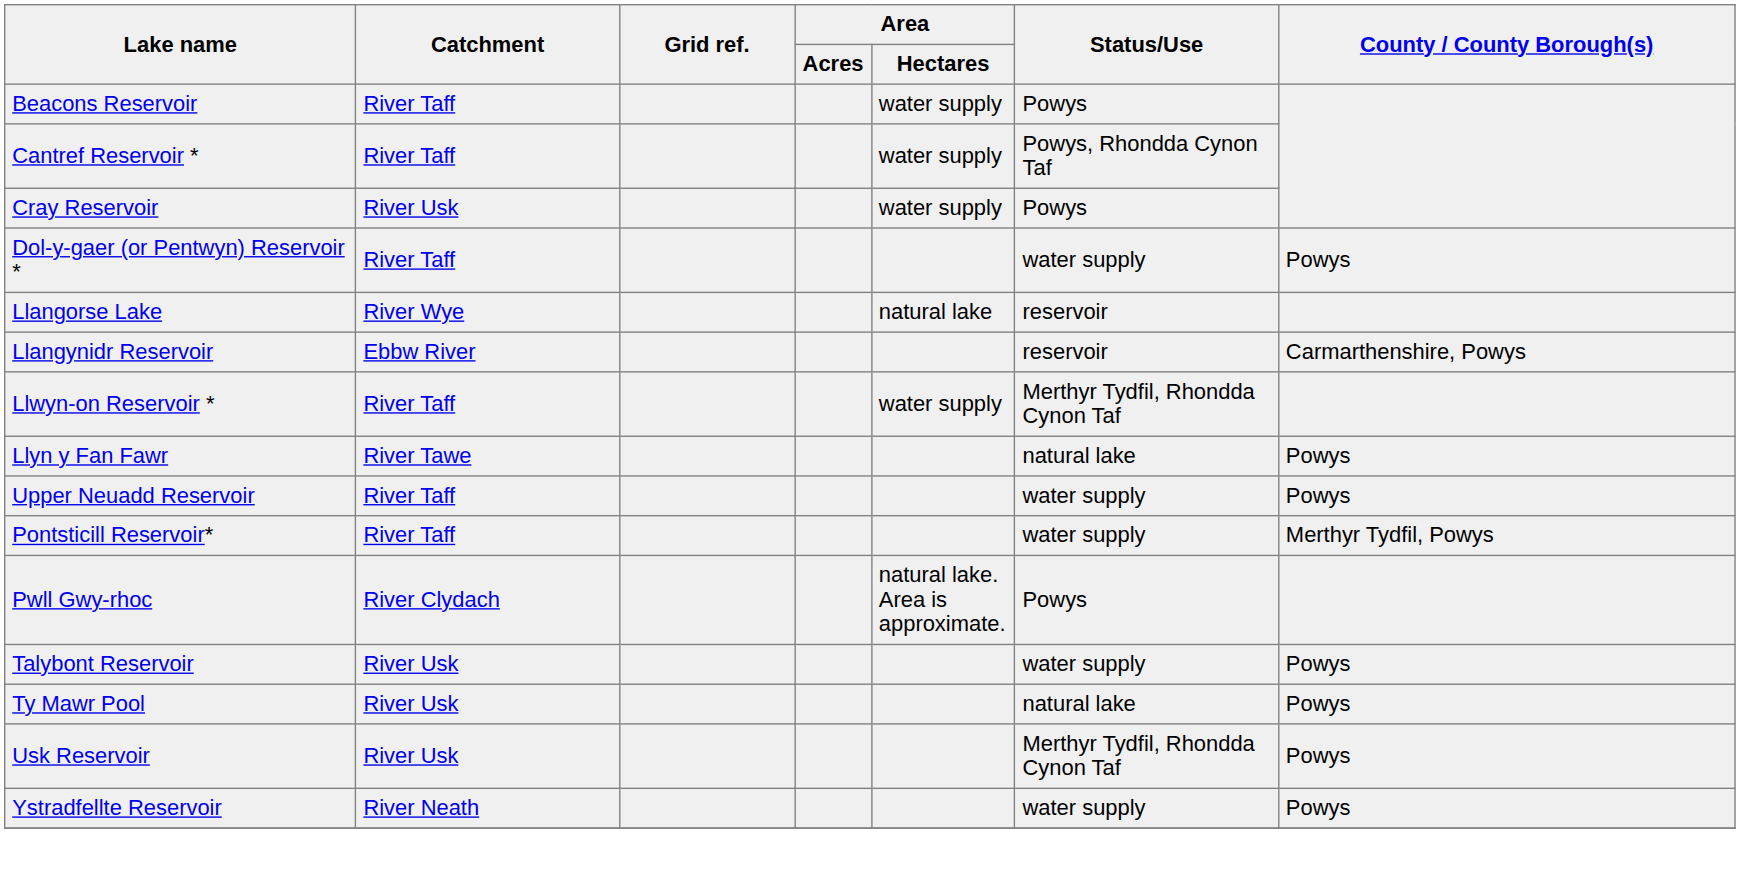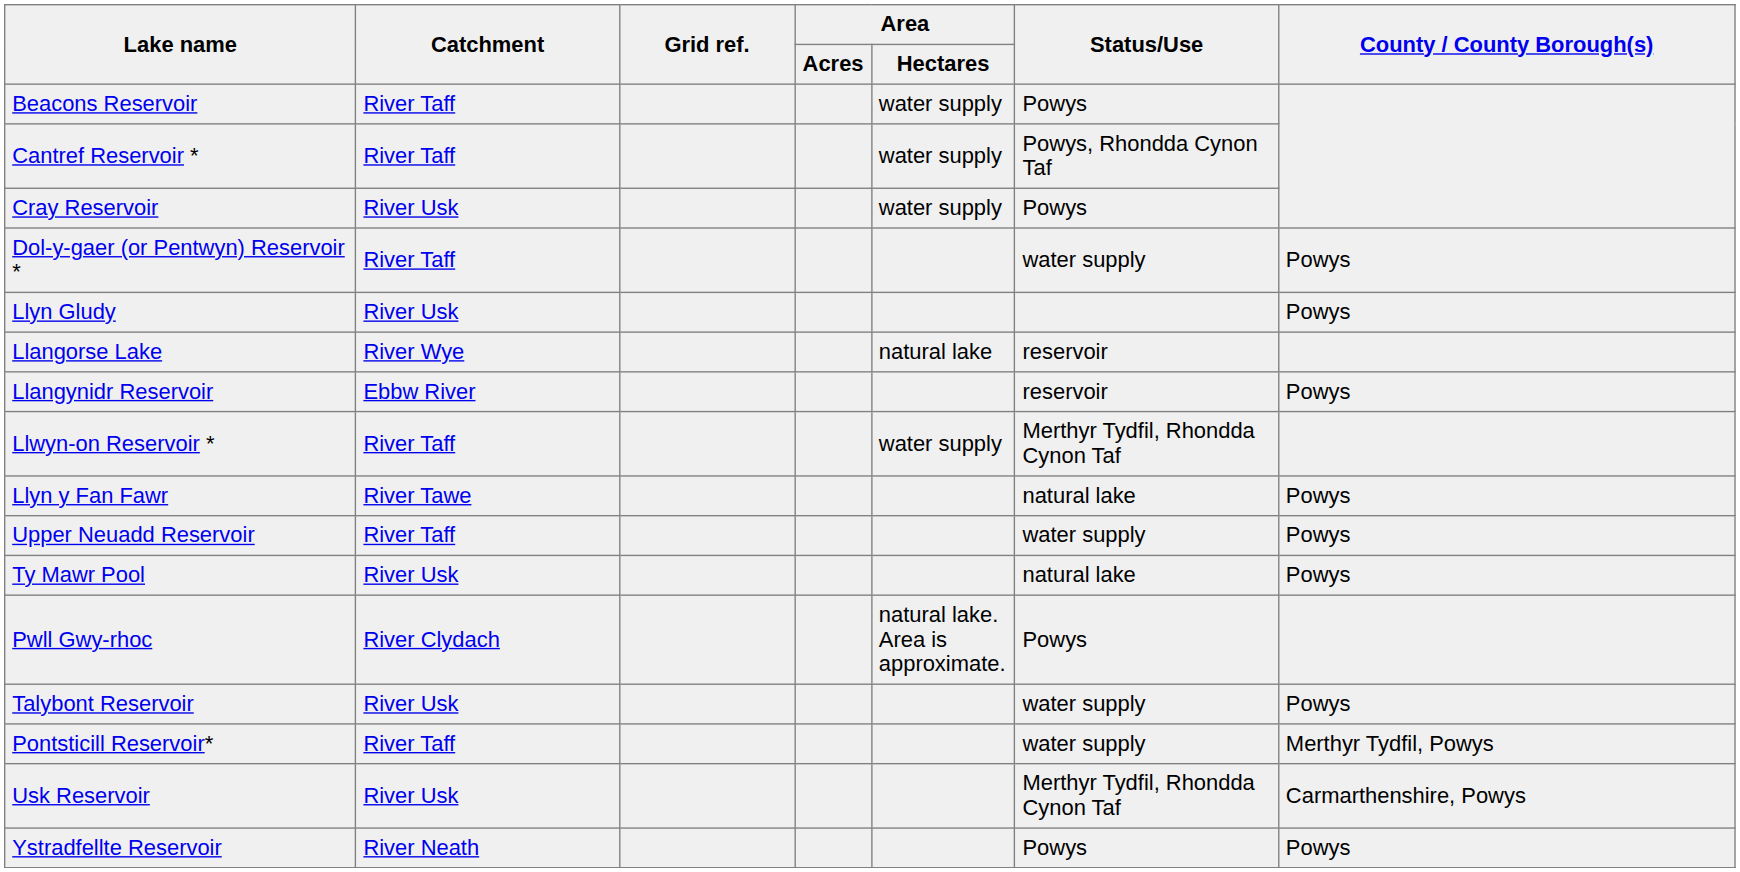+ row: (64, 312)
(1406, 351) Carmarthenshire, Powys -> (1318, 391) Powys
rows swapped: (113, 535) <-> (79, 703)
(1318, 755) Powys -> (1406, 795) Carmarthenshire, Powys
(1084, 808) water supply -> (1055, 847) Powys
